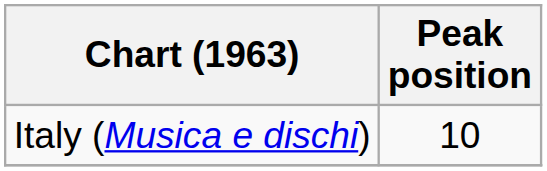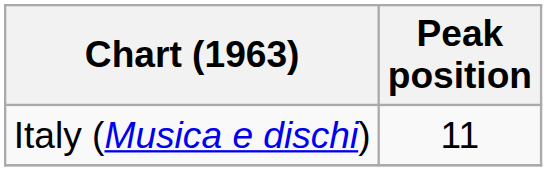(460, 134) 10 -> (460, 134) 11
